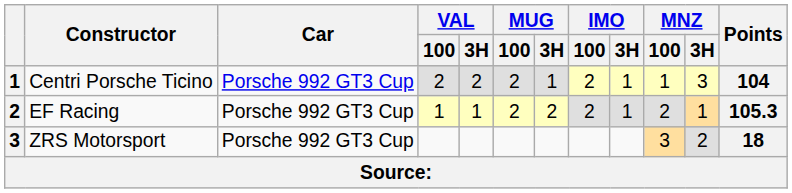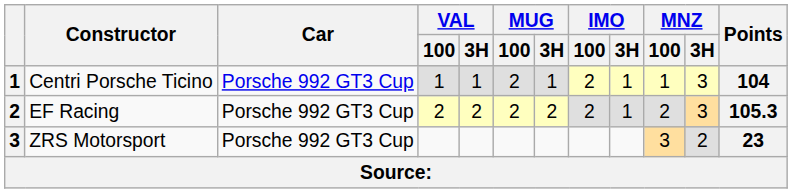(439, 80) 2 -> (439, 80) 1
(477, 80) 2 -> (477, 80) 1
(439, 111) 1 -> (439, 111) 2
(477, 111) 1 -> (477, 111) 2
(702, 111) 1 -> (702, 111) 3
(753, 141) 18 -> (753, 141) 23
